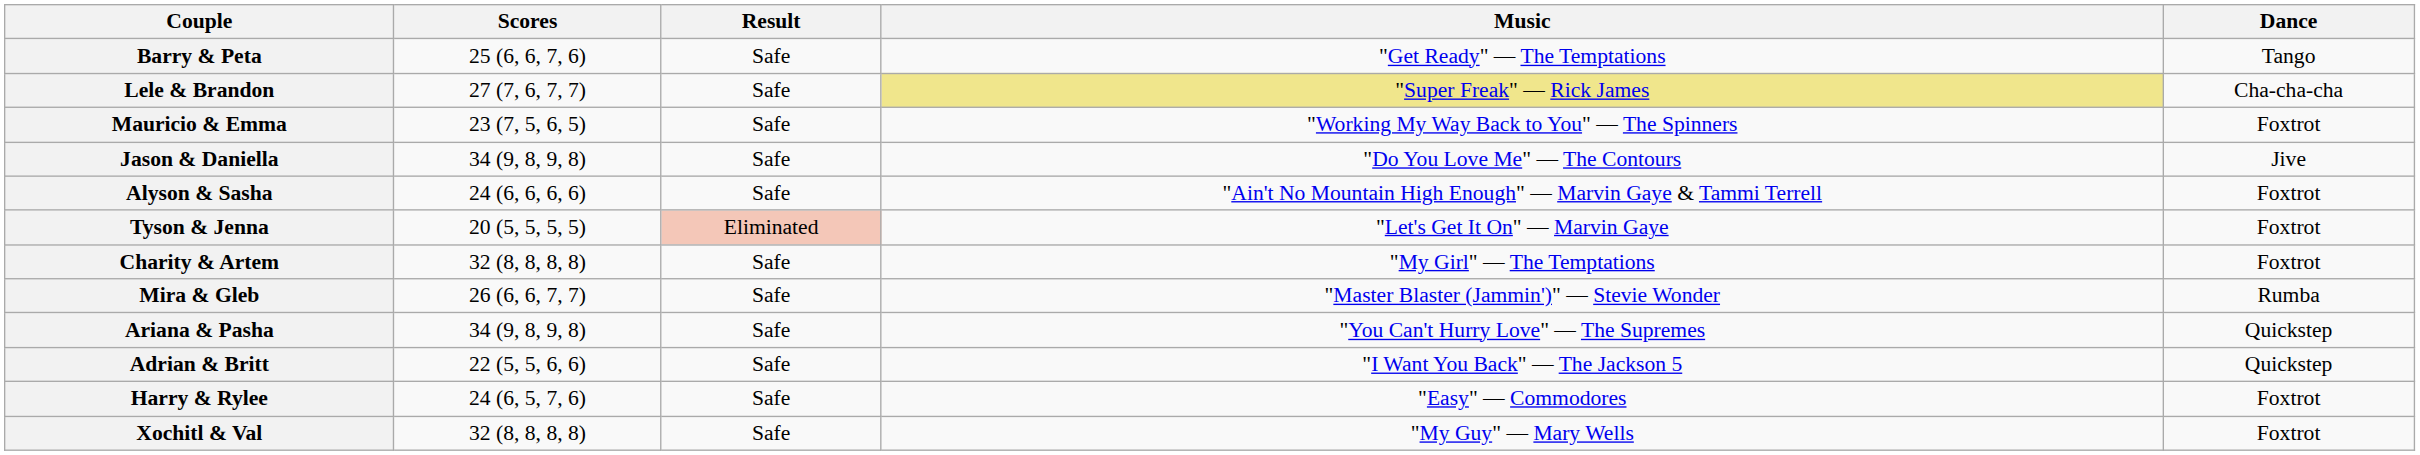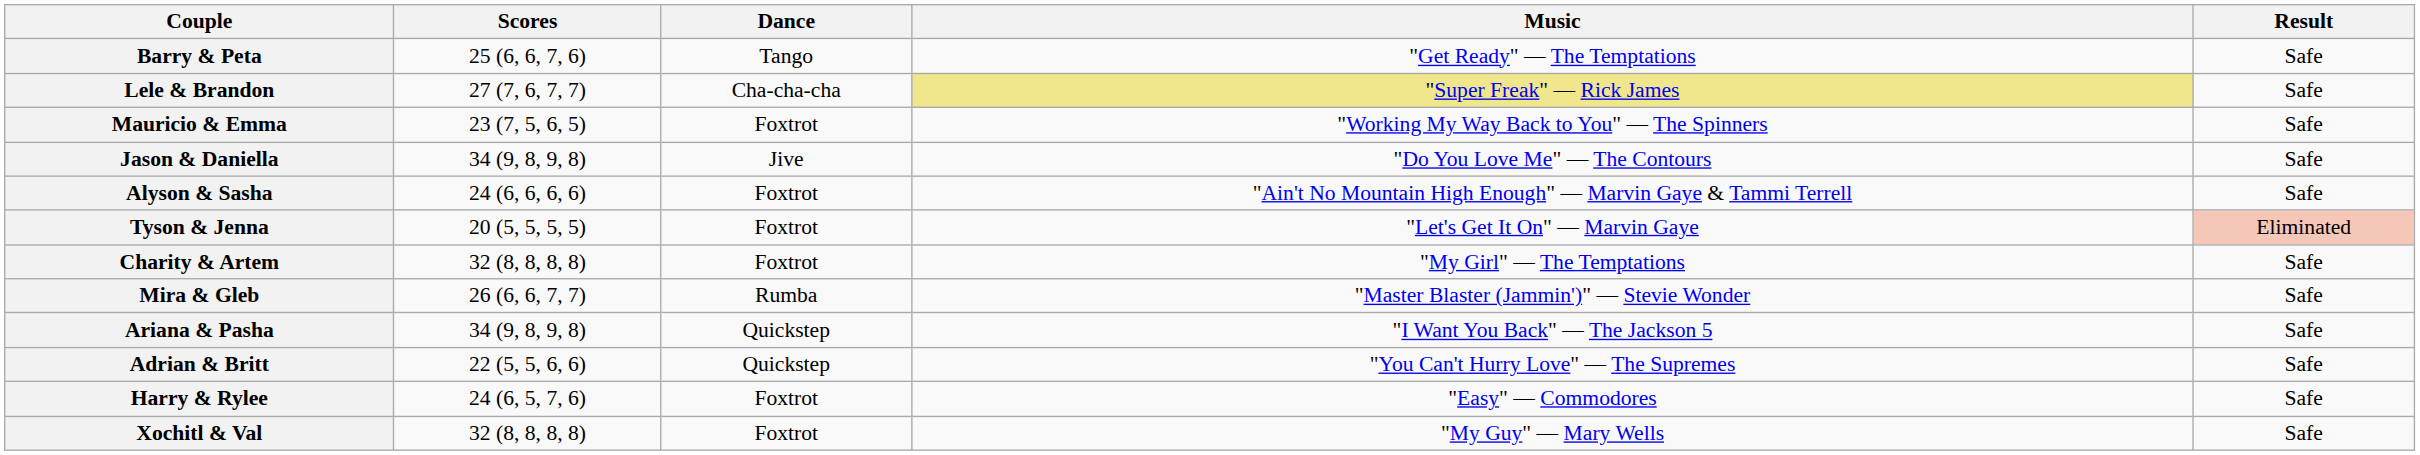columns swapped: (2289, 21) <-> (771, 21)
(1522, 329) "You Can't Hurry Love" — The Supremes -> (1553, 329) "I Want You Back" — The Jackson 5
(1522, 364) "I Want You Back" — The Jackson 5 -> (1552, 364) "You Can't Hurry Love" — The Supremes
